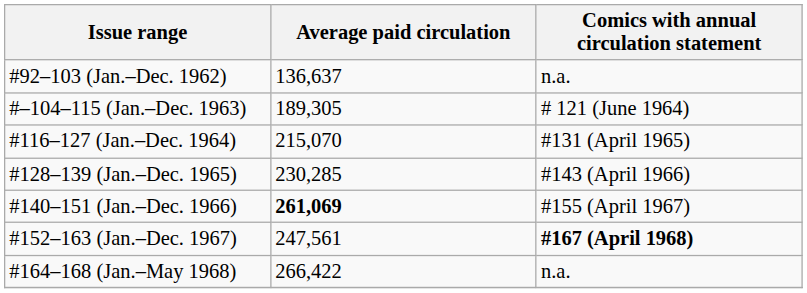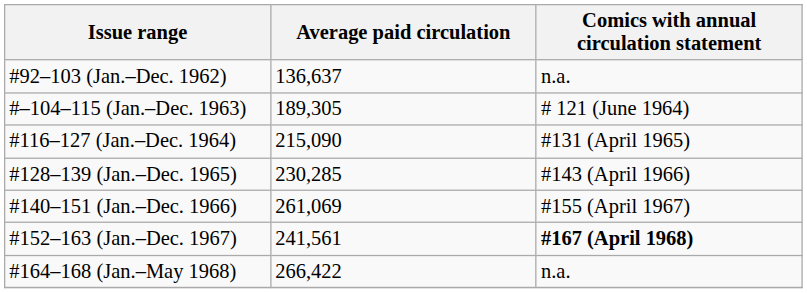(308, 141) 215,070 -> (308, 141) 215,090
(308, 206) bold -> (308, 206) normal
(308, 238) 247,561 -> (308, 238) 241,561
